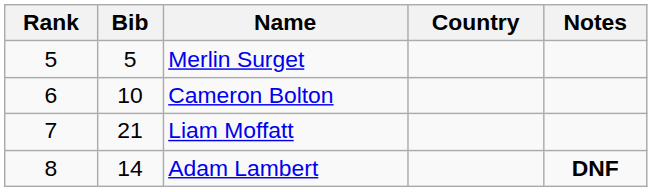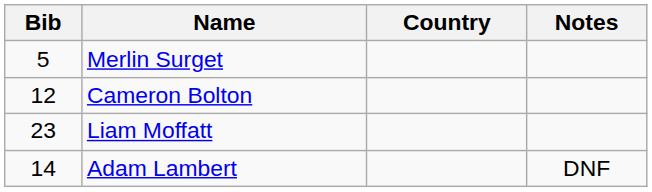- column: (51, 22)
(130, 95) 10 -> (43, 95) 12
(130, 131) 21 -> (43, 131) 23
(595, 167) bold -> (587, 167) normal
